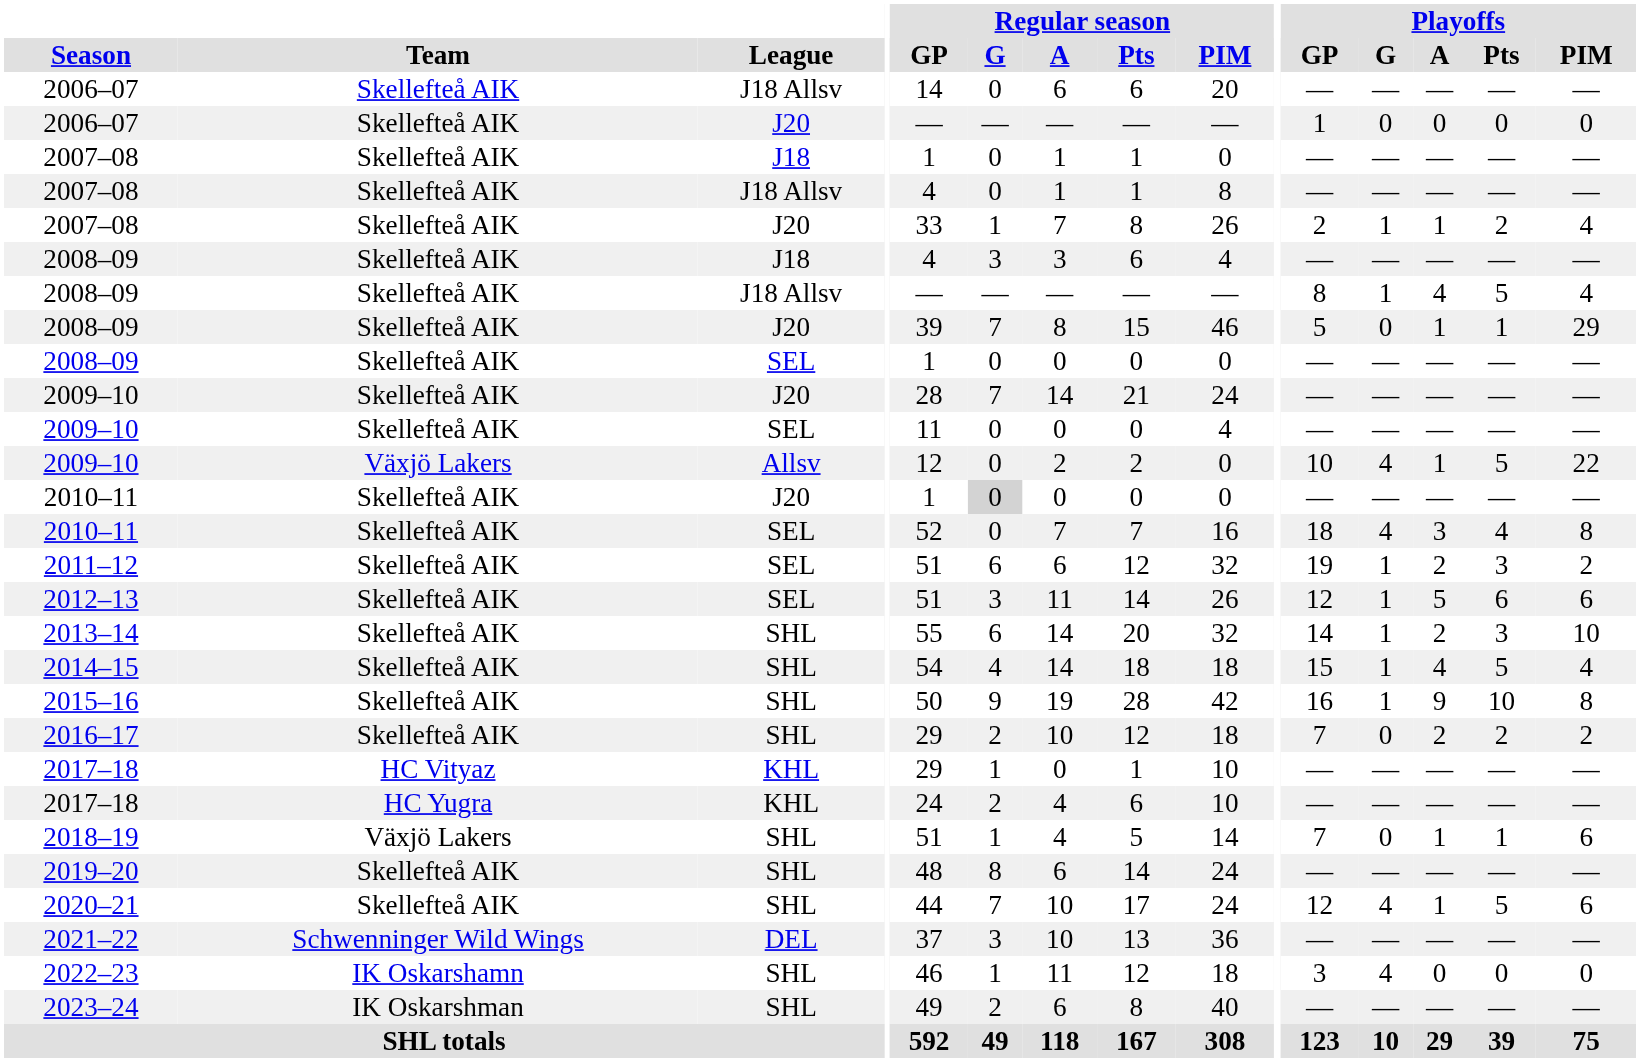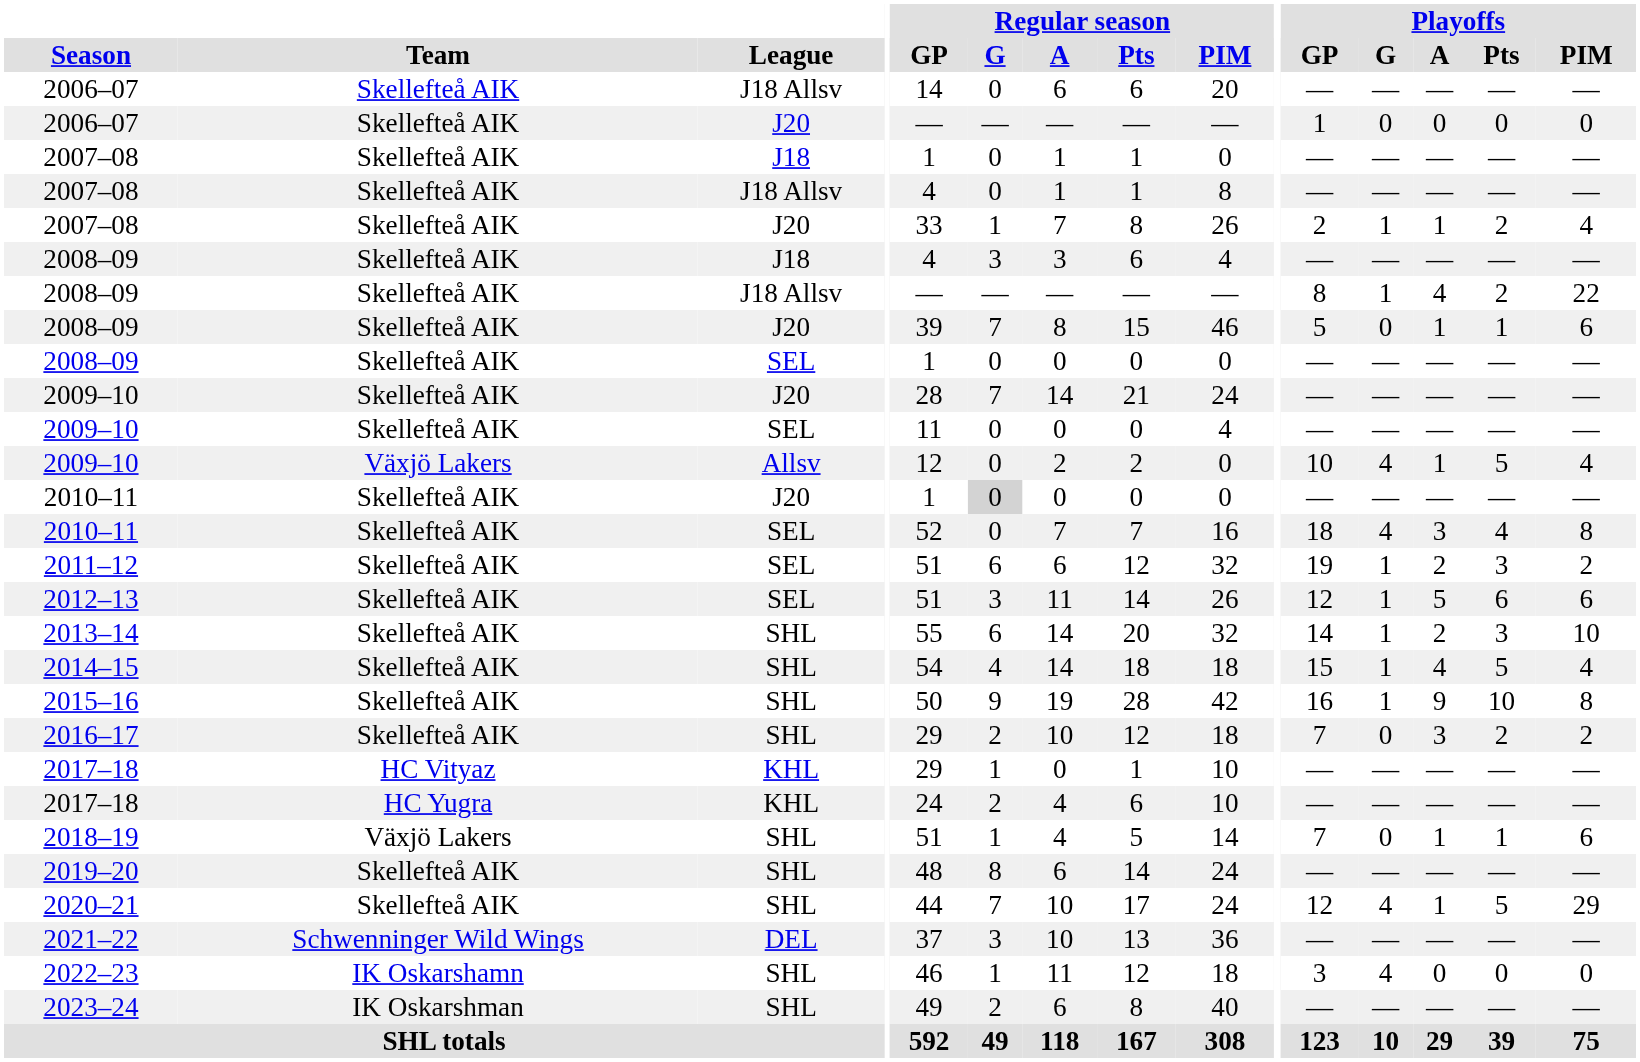(1501, 292) 5 -> (1501, 292) 2
(1586, 292) 4 -> (1586, 292) 22
(1586, 326) 29 -> (1586, 326) 6
(1586, 462) 22 -> (1586, 462) 4
(1440, 734) 2 -> (1440, 734) 3
(1586, 904) 6 -> (1586, 904) 29
